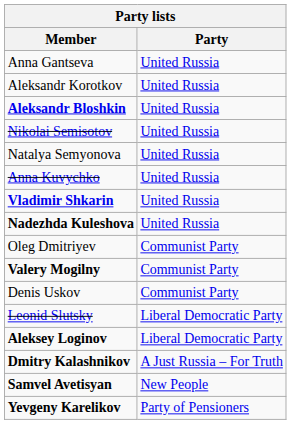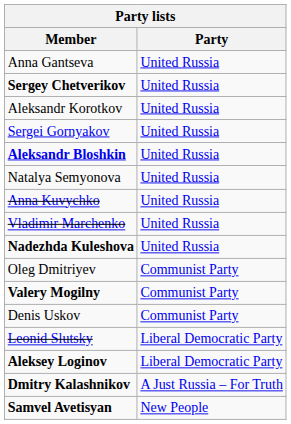+ row: (66, 85)
+ row: (59, 131)
- row: (60, 131)
+ row: (66, 223)
- row: (61, 200)
- row: (64, 408)
